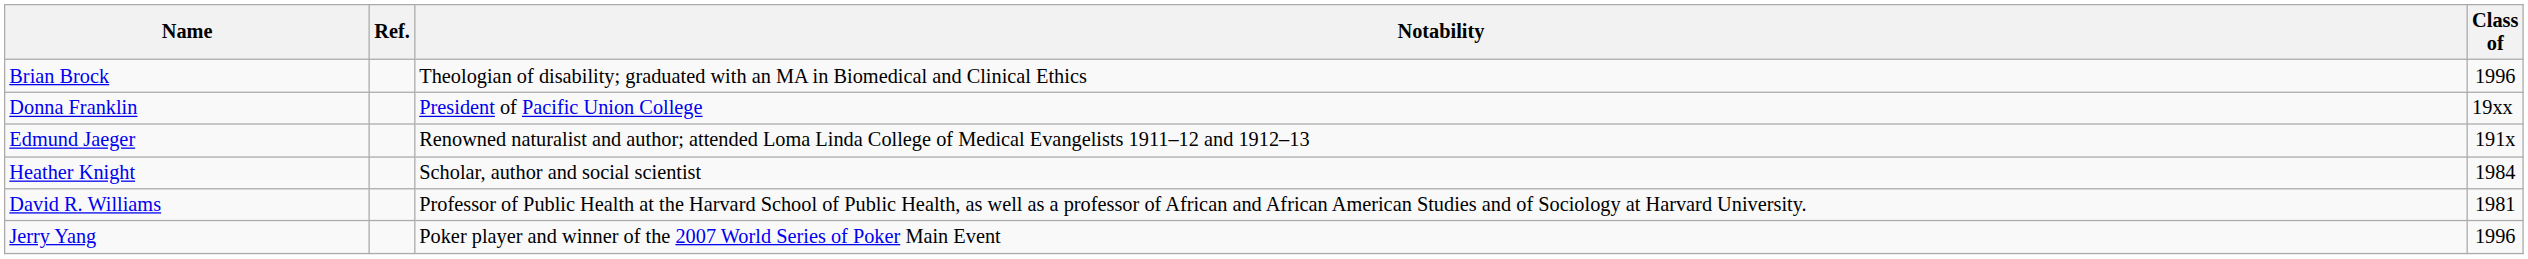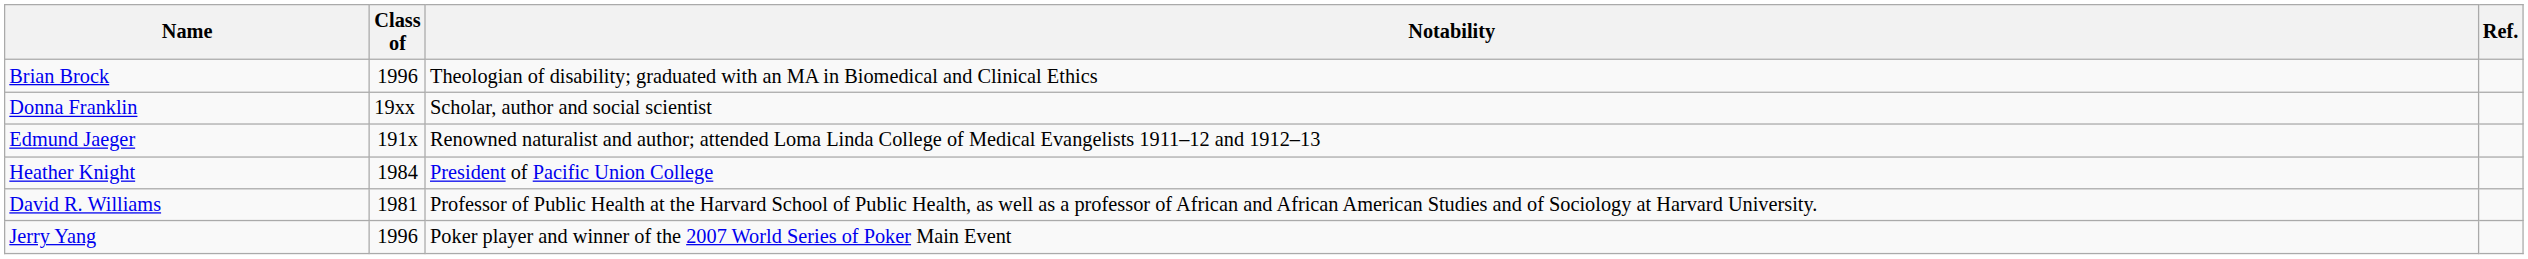columns swapped: (2495, 32) <-> (392, 32)
(561, 107) President of Pacific Union College -> (571, 107) Scholar, author and social scientist
(560, 172) Scholar, author and social scientist -> (572, 172) President of Pacific Union College
